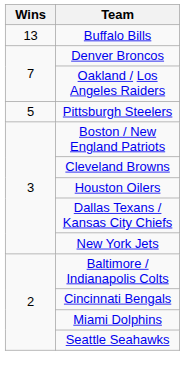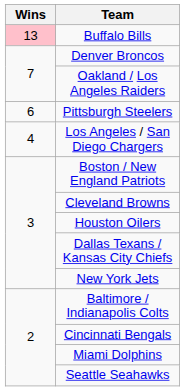(31, 35) no background -> (31, 35) pink background
(31, 111) 5 -> (31, 111) 6
+ row: (118, 139)
